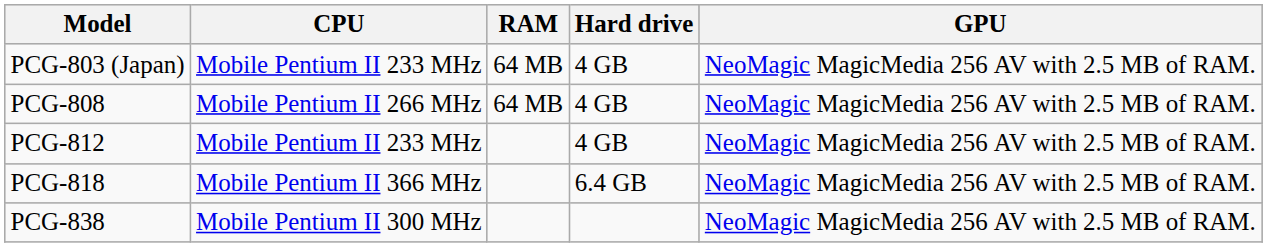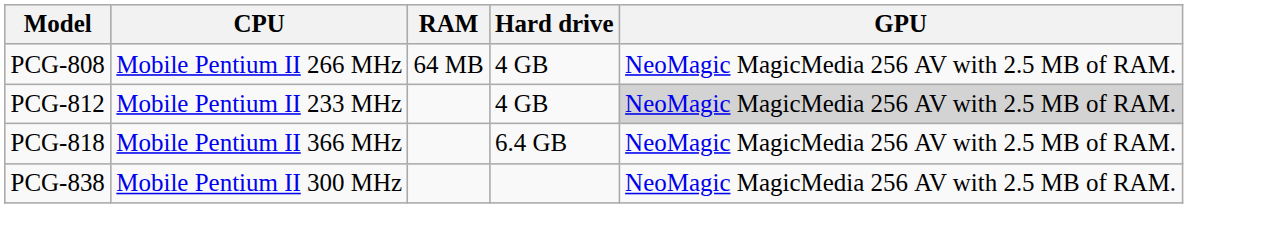- row: (98, 63)
(980, 143) no background -> (901, 103) lightgrey background
